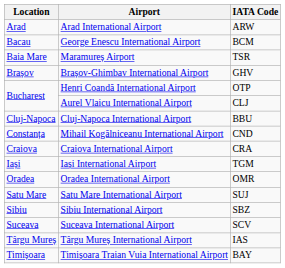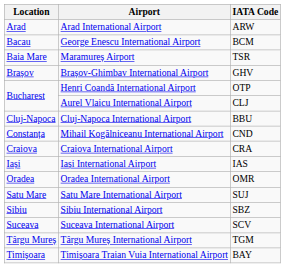(243, 164) TGM -> (240, 164) IAS
(240, 240) IAS -> (243, 240) TGM
